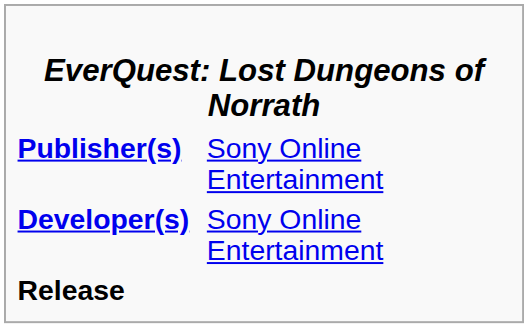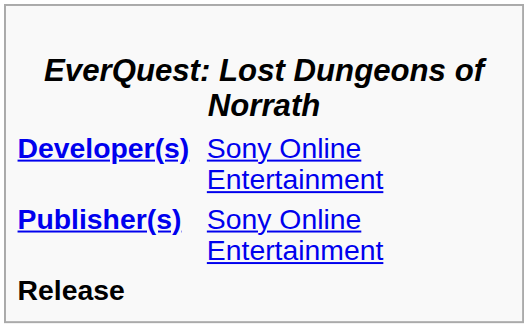rows swapped: (103, 218) <-> (99, 148)
